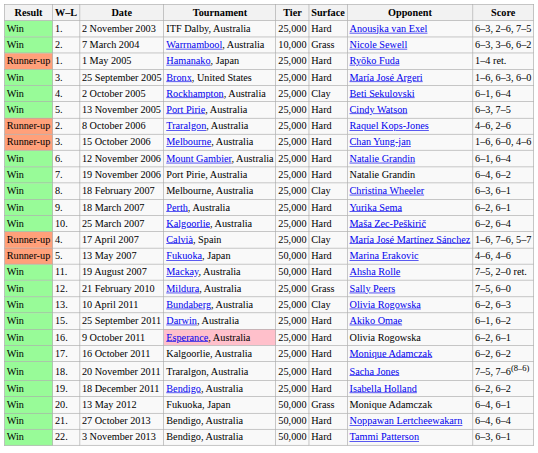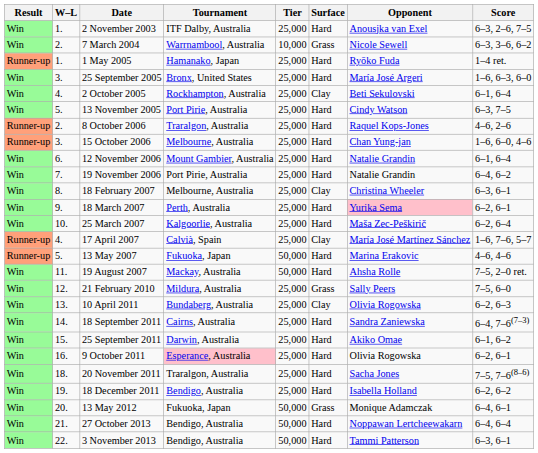(376, 207) no background -> (376, 207) pink background
+ row: (122, 322)
- row: (116, 353)
